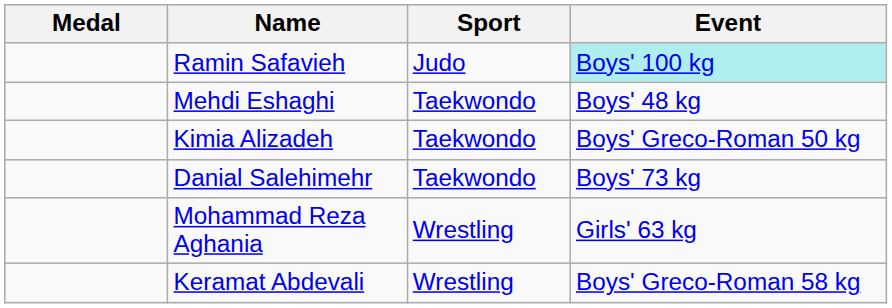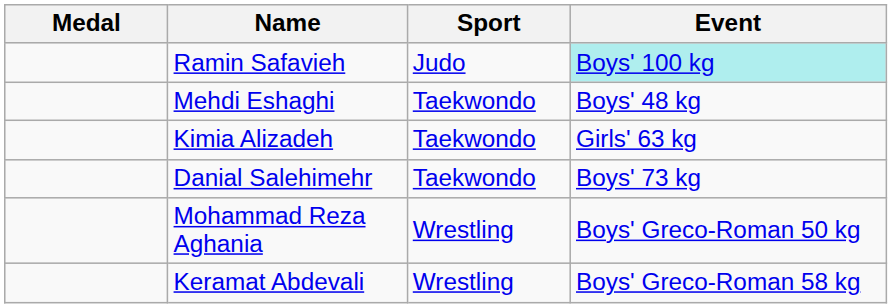(718, 139) Boys' Greco-Roman 50 kg -> (636, 139) Girls' 63 kg
(636, 230) Girls' 63 kg -> (718, 230) Boys' Greco-Roman 50 kg
